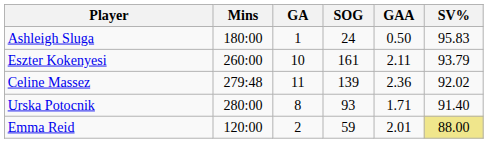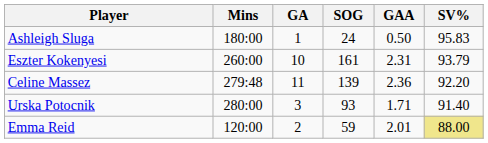(399, 60) 2.11 -> (399, 60) 2.31
(454, 82) 92.02 -> (454, 82) 92.20
(298, 104) 8 -> (298, 104) 3
